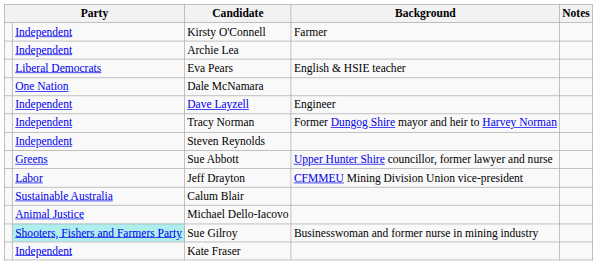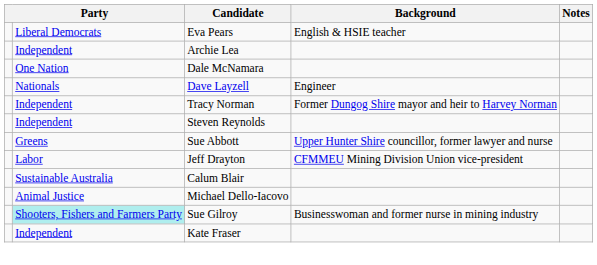- row: (226, 31)
rows swapped: (213, 50) <-> (210, 68)
(44, 104) Independent -> (37, 86) Nationals
